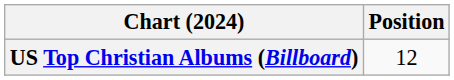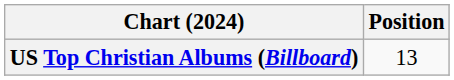(406, 57) 12 -> (406, 57) 13
